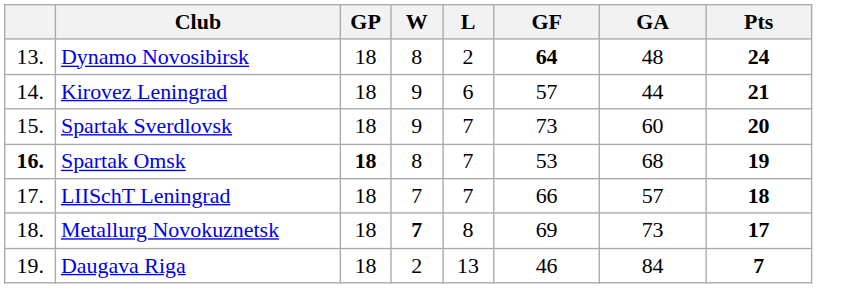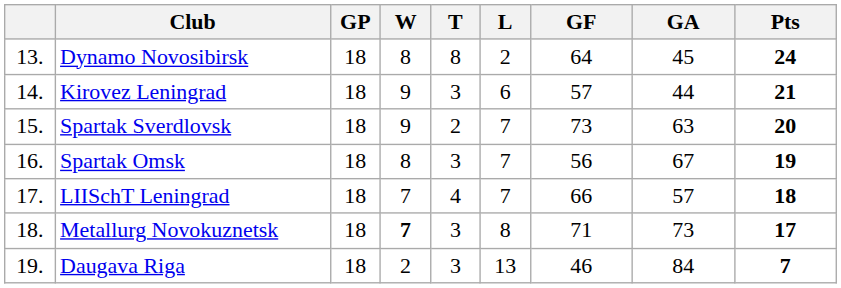+ column: (455, 21)
(547, 56) bold -> (581, 56) normal
(653, 56) 48 -> (683, 56) 45
(653, 126) 60 -> (683, 126) 63
(30, 160) bold -> (30, 160) normal
(366, 160) bold -> (355, 160) normal
(547, 160) 53 -> (581, 160) 56
(653, 160) 68 -> (683, 160) 67
(547, 230) 69 -> (581, 230) 71
